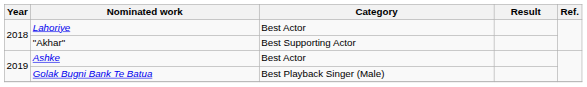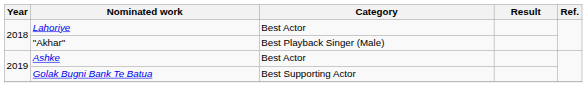(308, 43) Best Supporting Actor -> (323, 43) Best Playback Singer (Male)
(323, 74) Best Playback Singer (Male) -> (308, 74) Best Supporting Actor
